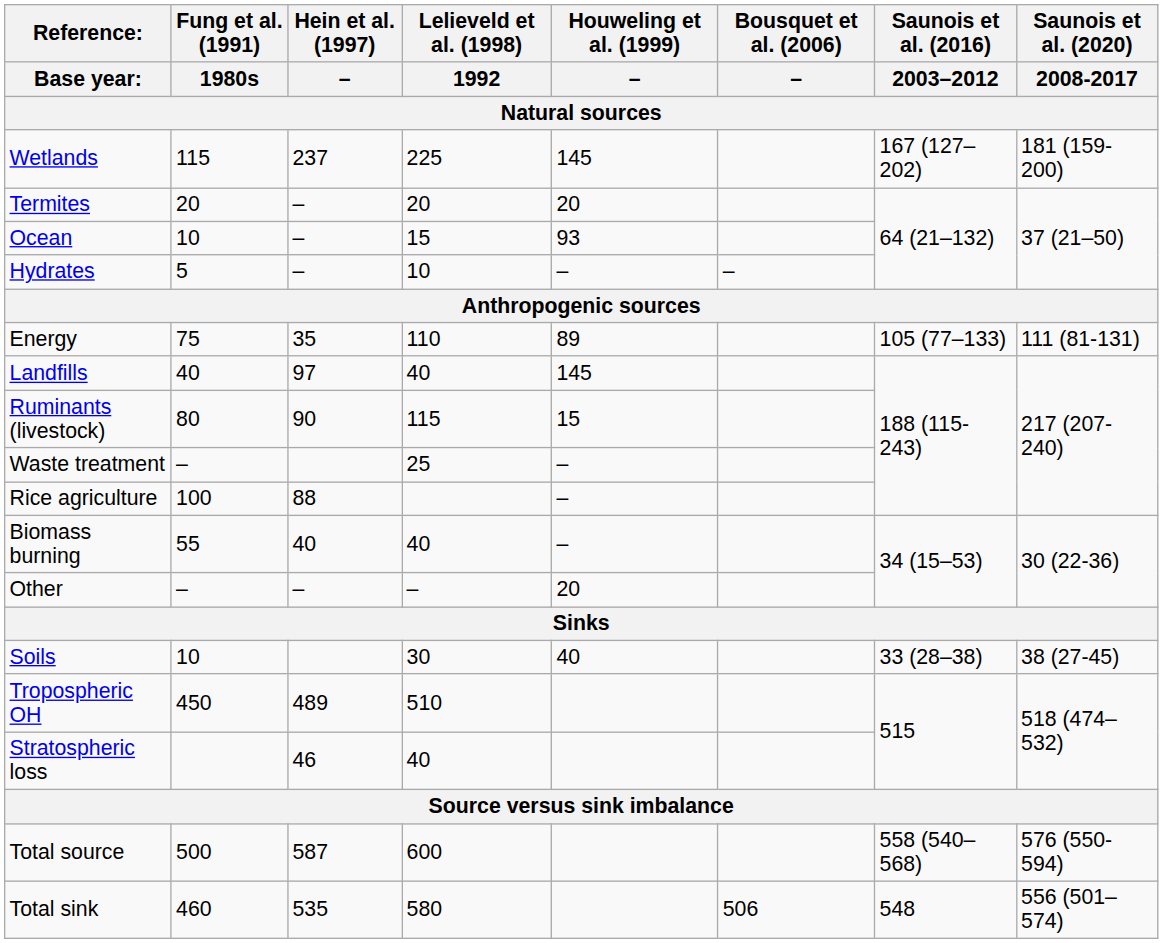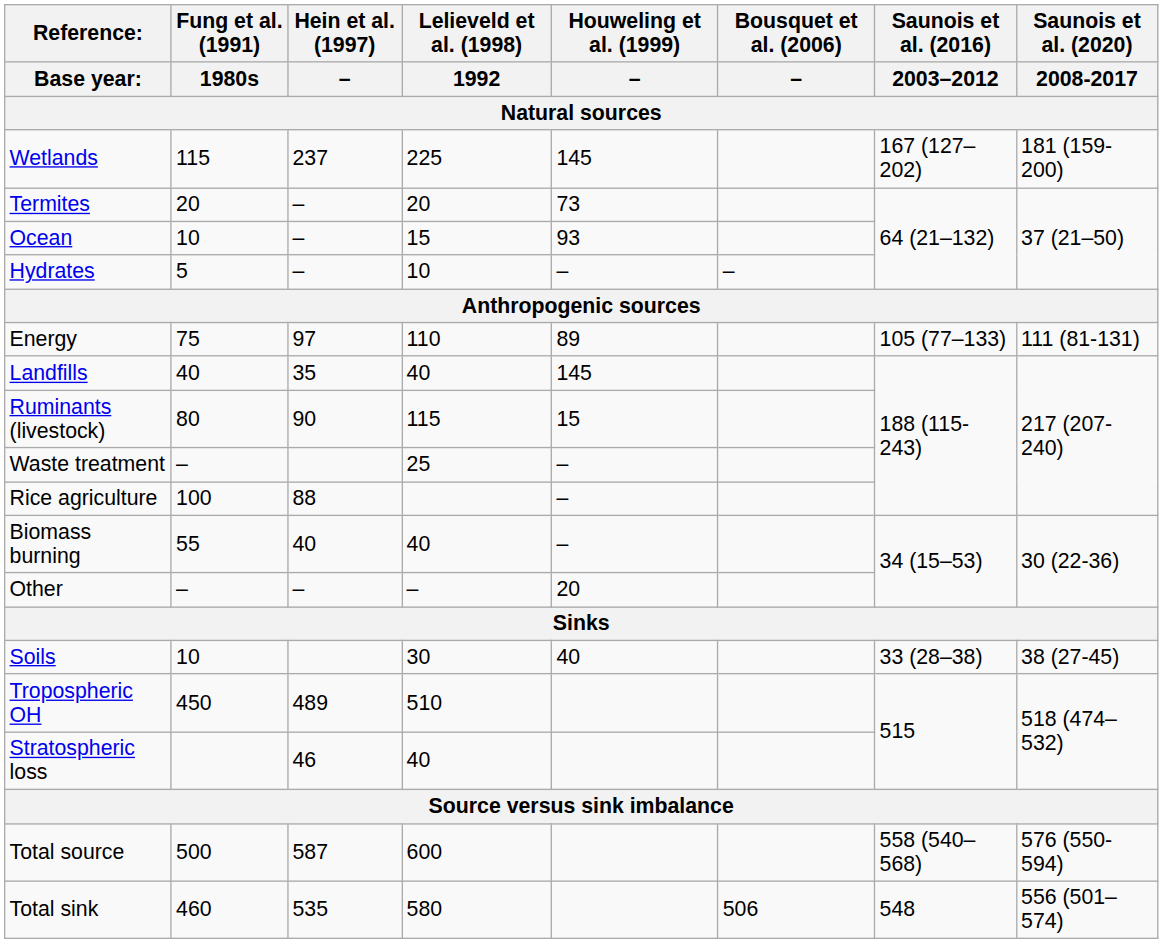(568, 204) 20 -> (568, 204) 73
(304, 339) 35 -> (304, 339) 97
(304, 372) 97 -> (304, 372) 35
